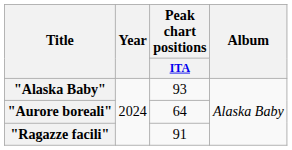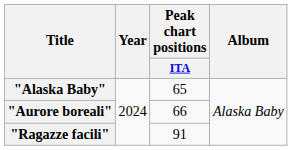(180, 89) 93 -> (180, 89) 65
(180, 111) 64 -> (180, 111) 66
